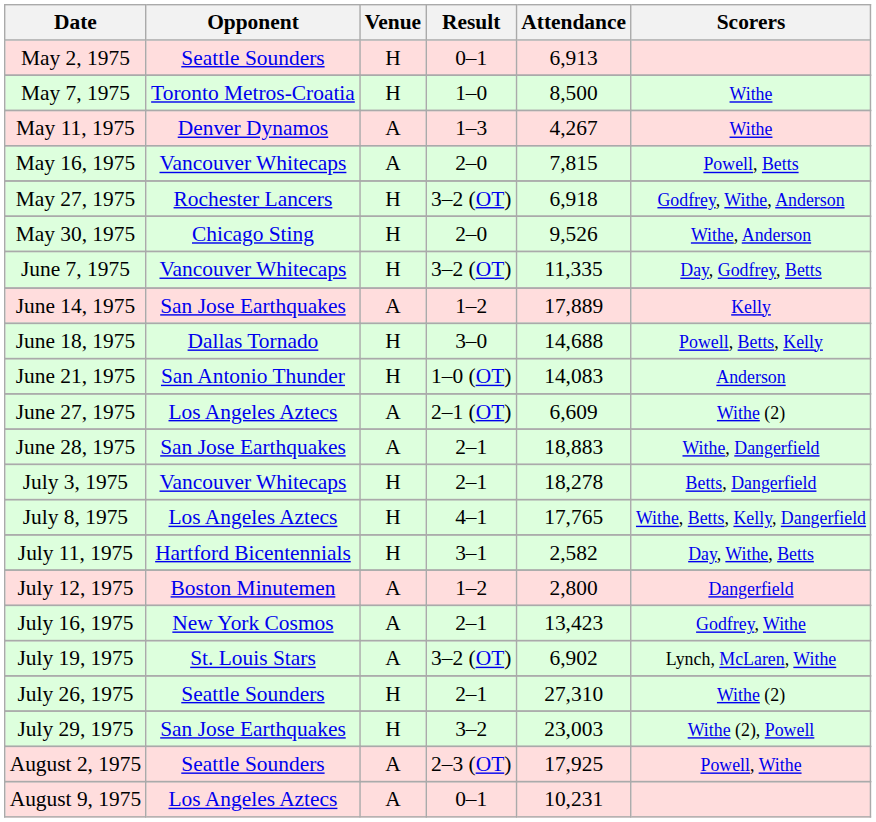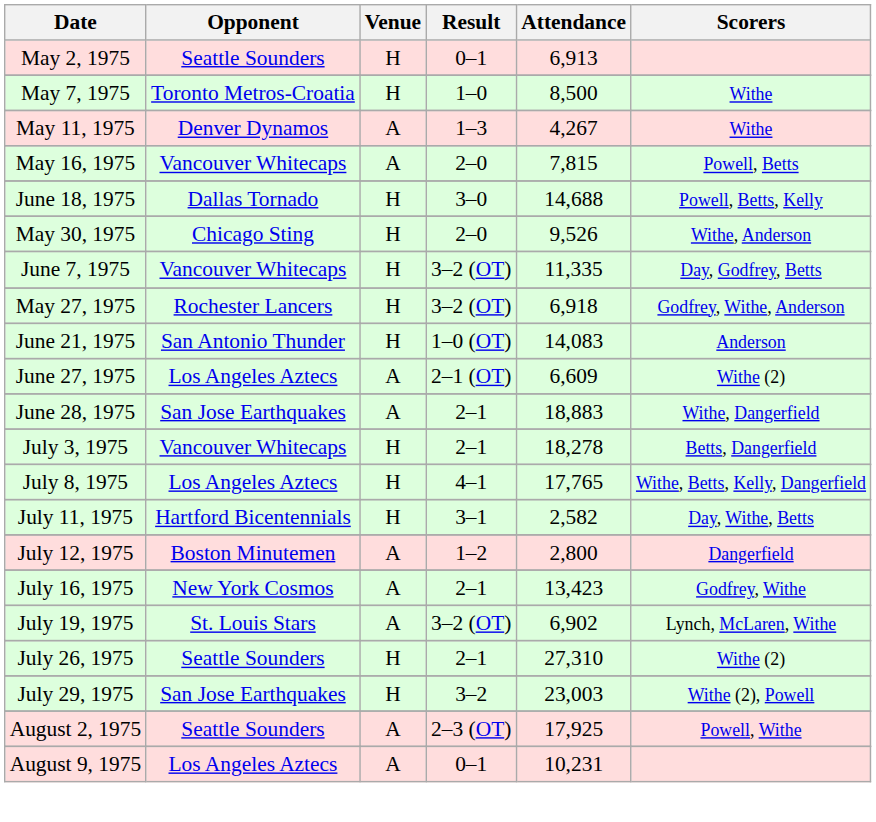rows swapped: (75, 199) <-> (75, 340)
- row: (75, 305)
